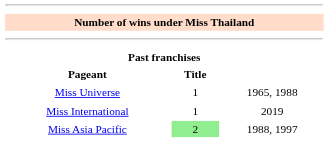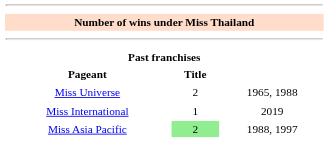(195, 93) 1 -> (195, 93) 2
